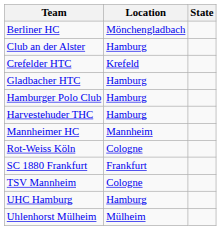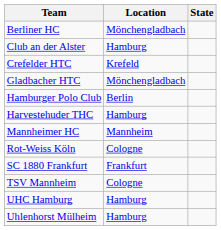(126, 81) Hamburg -> (146, 81) Mönchengladbach
(126, 98) Hamburg -> (120, 98) Berlin
(126, 217) Mülheim -> (126, 217) Hamburg
